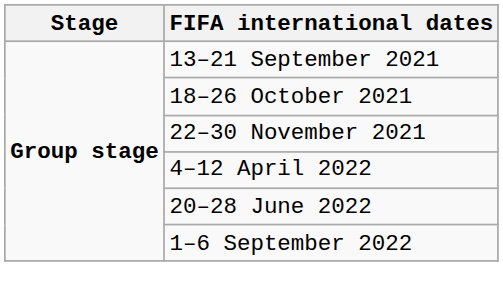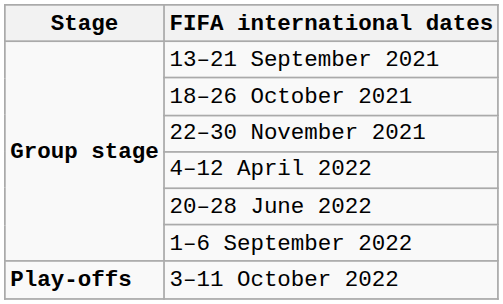+ row: (284, 280)
